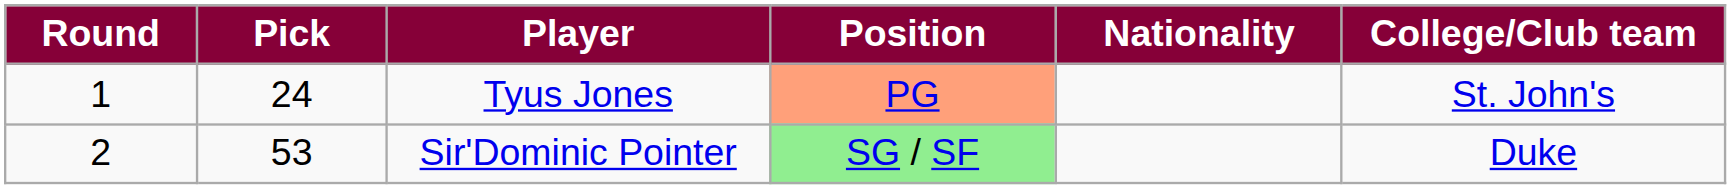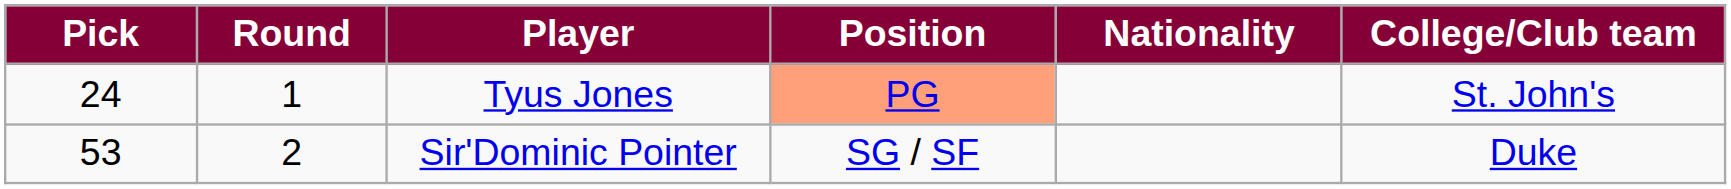columns swapped: (101, 34) <-> (292, 34)
(913, 152) lightgreen background -> (913, 152) no background
